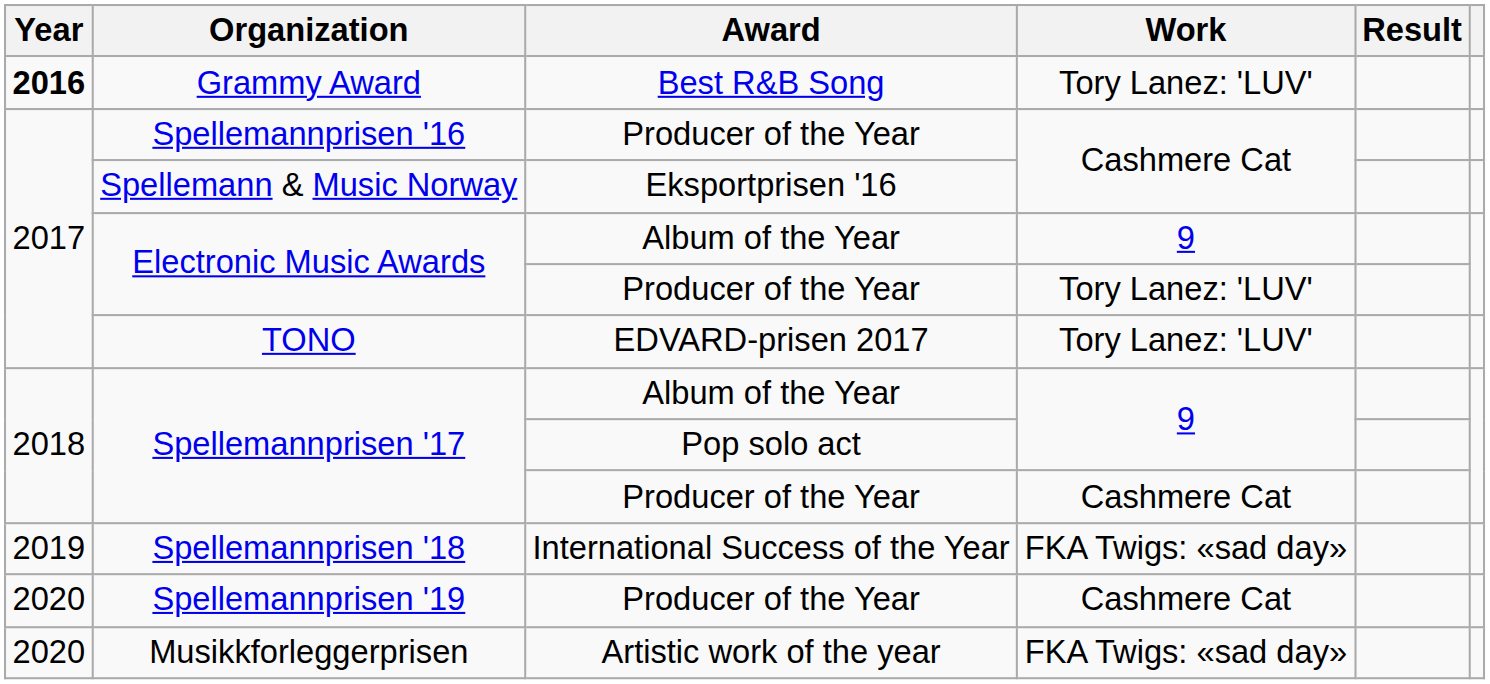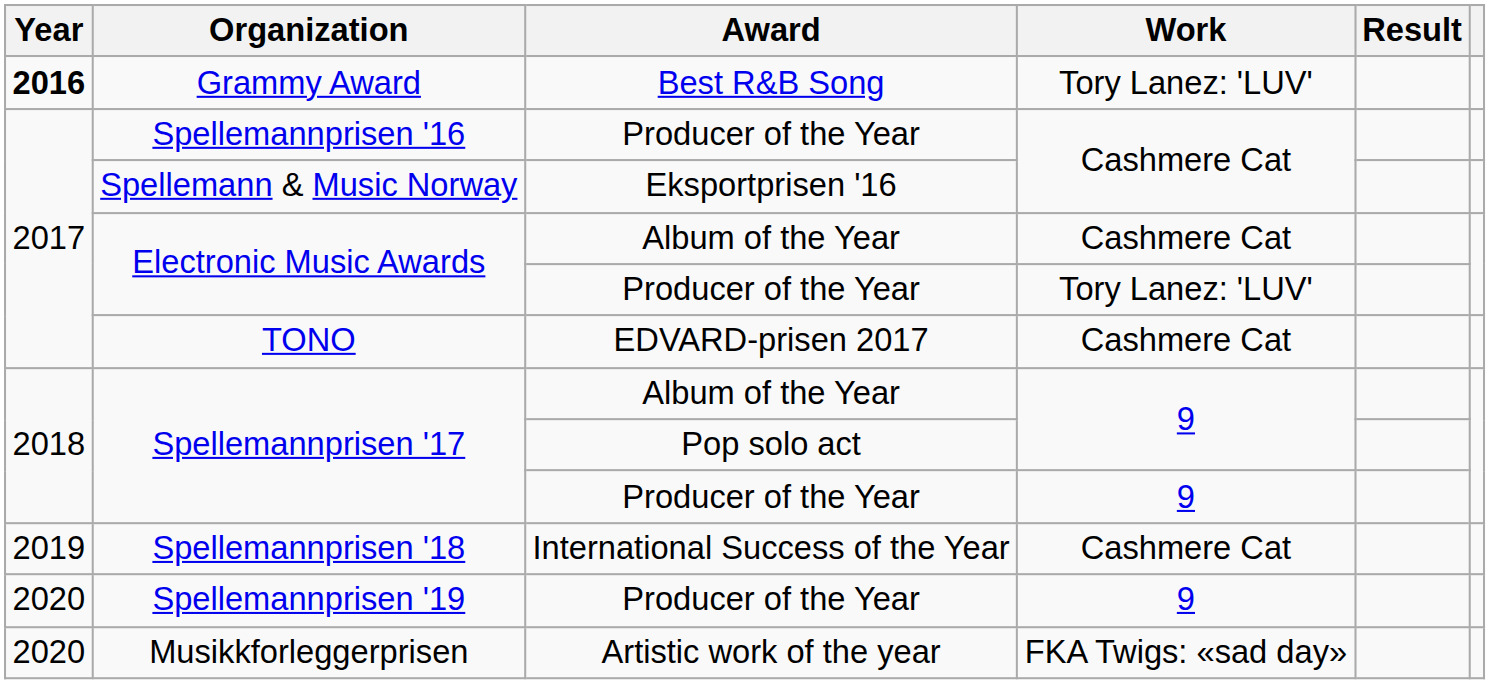(1186, 237) 9 -> (1186, 237) Cashmere Cat
(1186, 340) Tory Lanez: 'LUV' -> (1186, 340) Cashmere Cat
(1186, 496) Cashmere Cat -> (1186, 496) 9
(1186, 548) FKA Twigs: «sad day» -> (1186, 548) Cashmere Cat
(1186, 599) Cashmere Cat -> (1186, 599) 9
